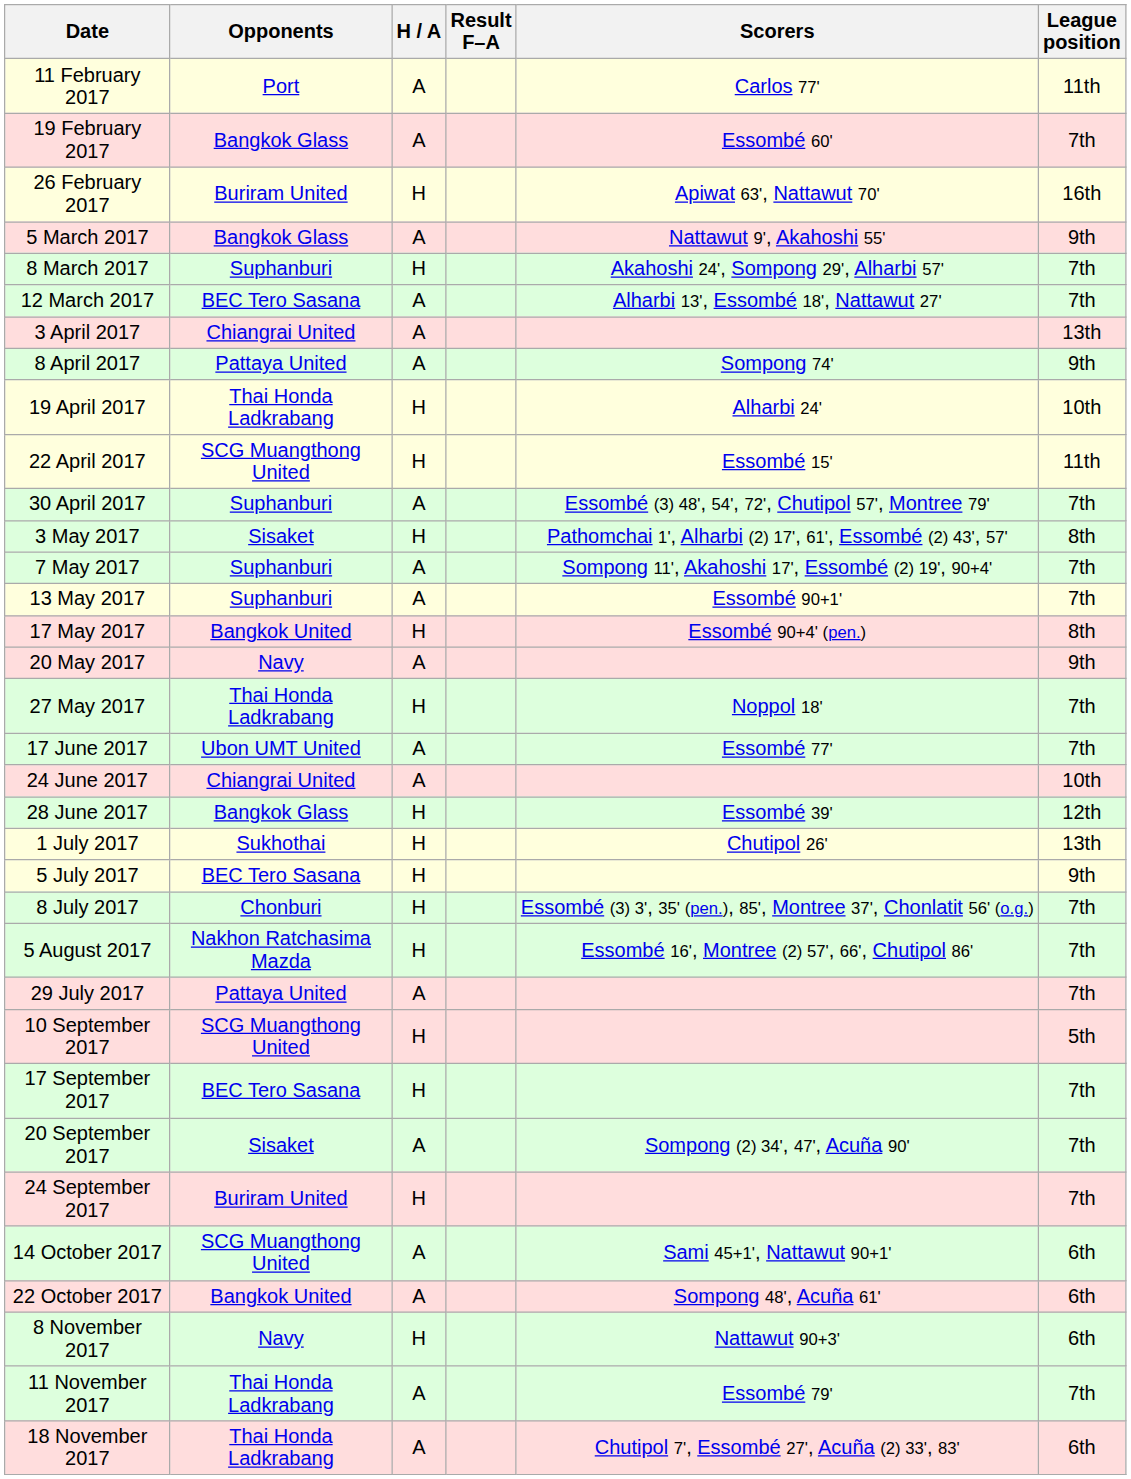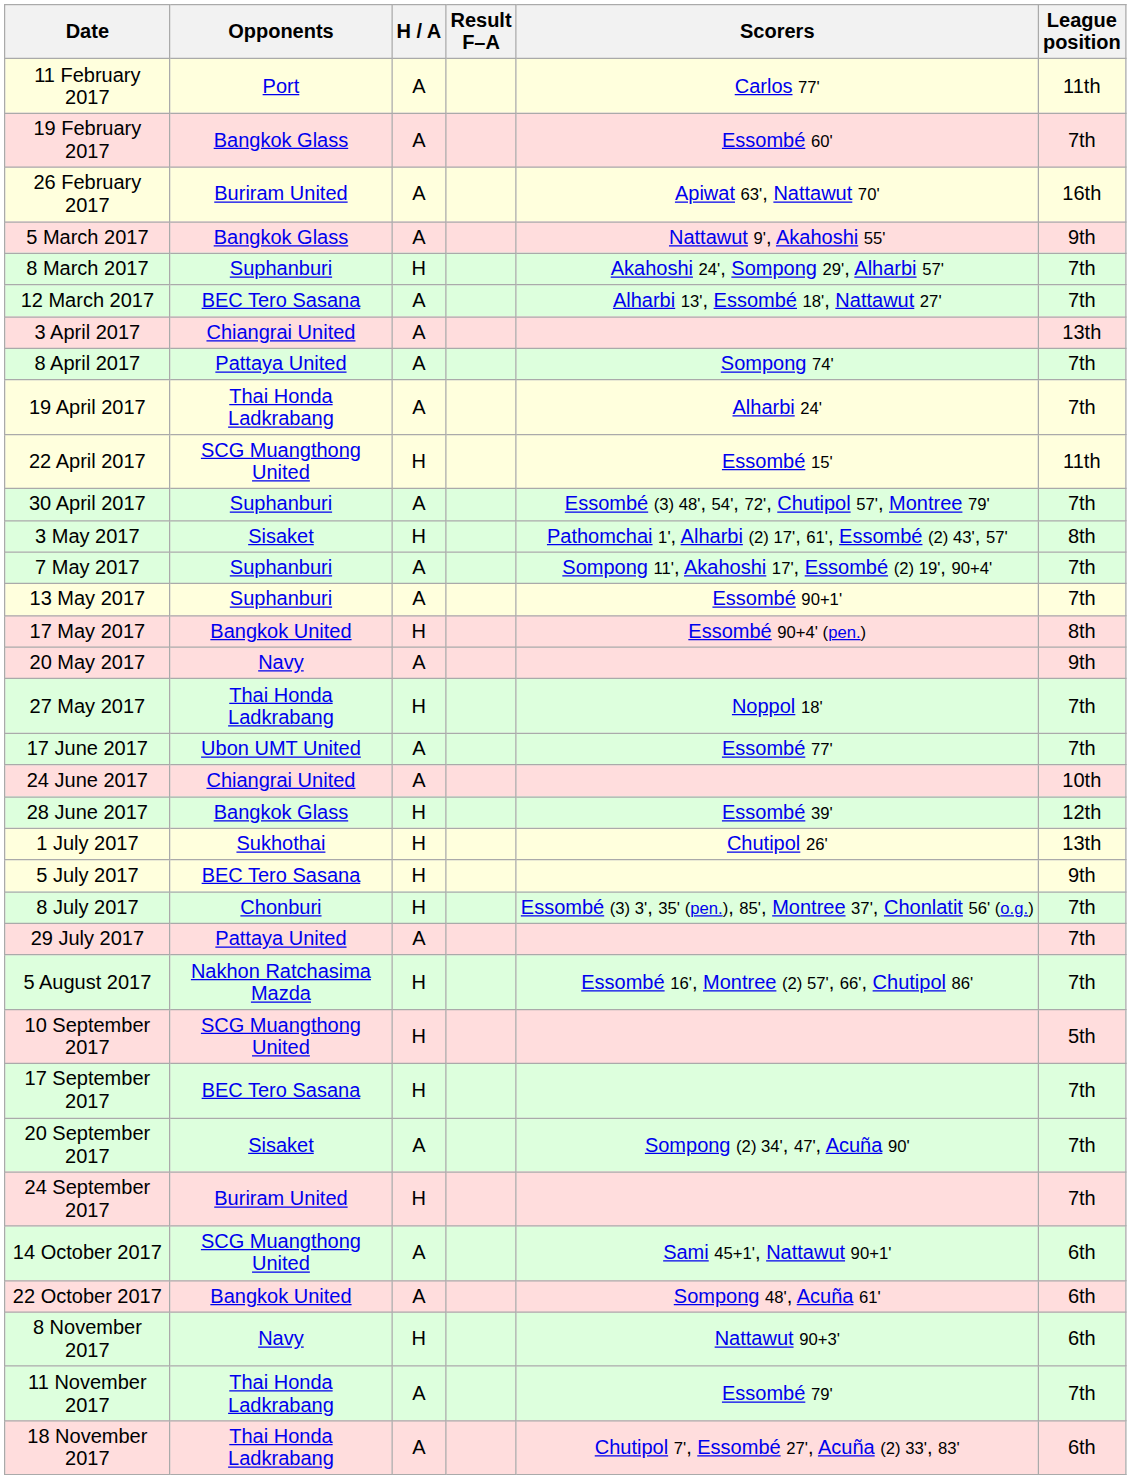(419, 194) H -> (419, 194) A
(1082, 364) 9th -> (1082, 364) 7th
(419, 407) H -> (419, 407) A
(1082, 407) 10th -> (1082, 407) 7th
rows swapped: (87, 993) <-> (87, 950)
